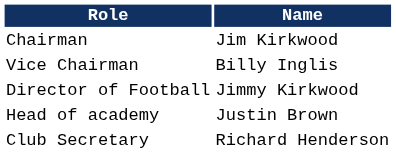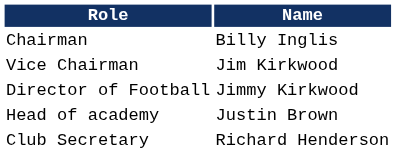(277, 41) Jim Kirkwood -> (277, 41) Billy Inglis
(277, 66) Billy Inglis -> (277, 66) Jim Kirkwood
